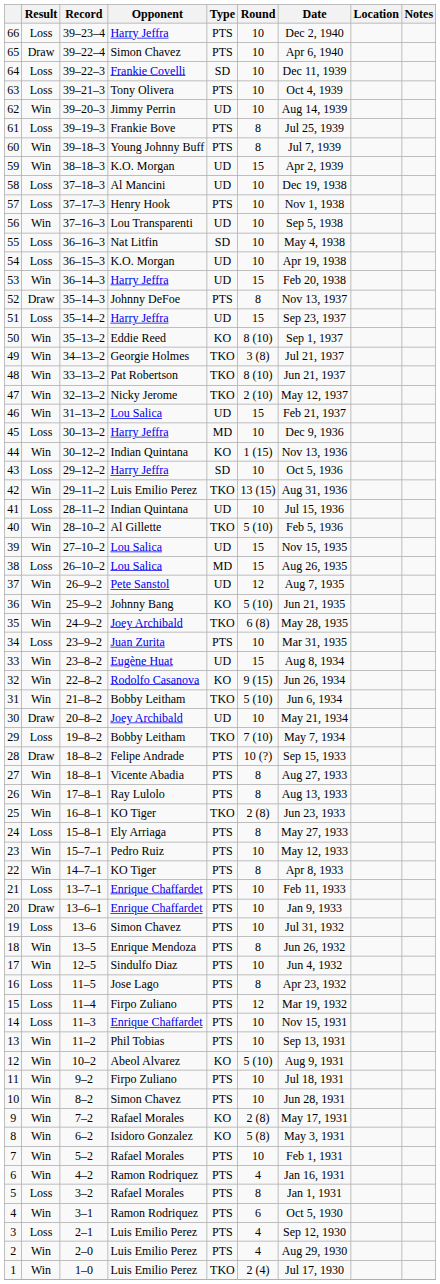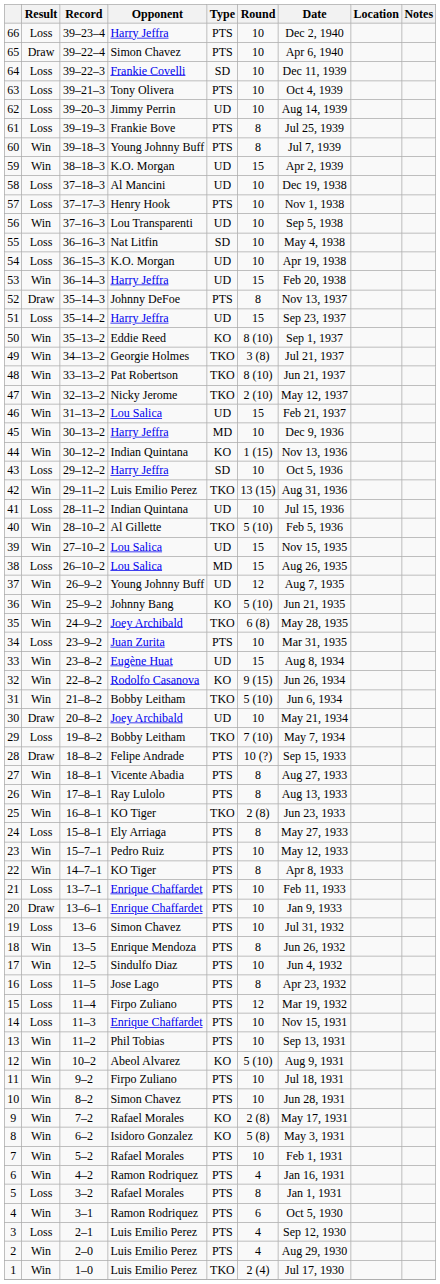(41, 109) Win -> (41, 109) Loss
(41, 432) Loss -> (41, 432) Win
(140, 584) Pete Sanstol -> (157, 584) Young Johnny Buff
